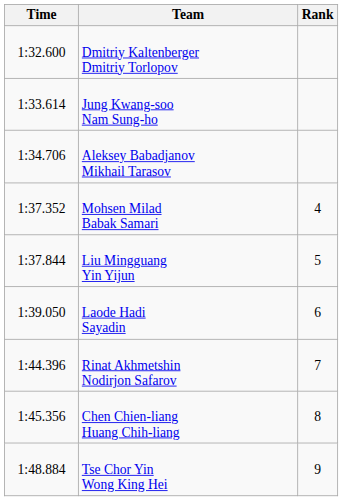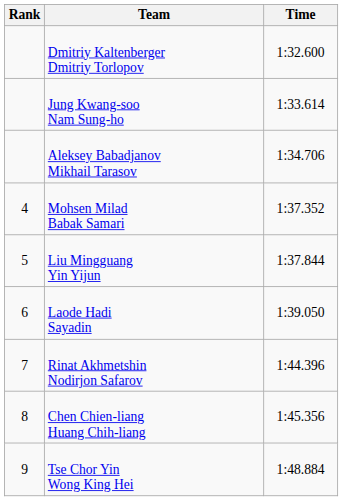columns swapped: (318, 15) <-> (42, 15)
